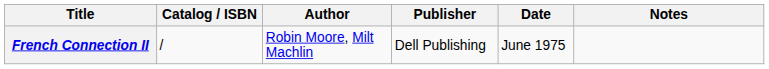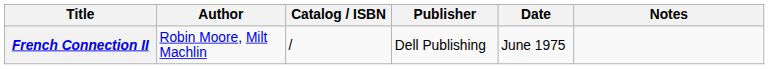columns swapped: (327, 15) <-> (209, 15)
